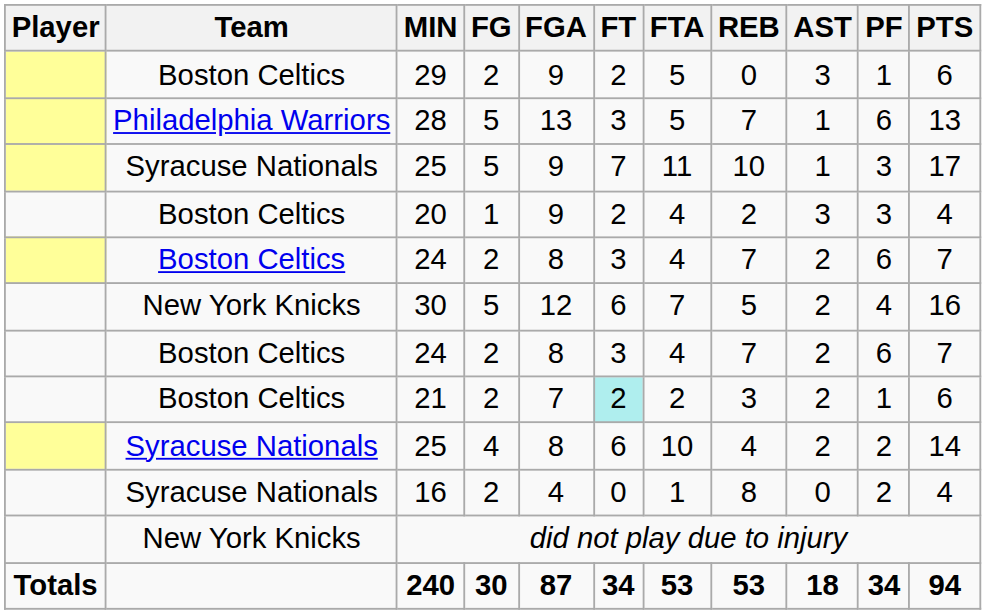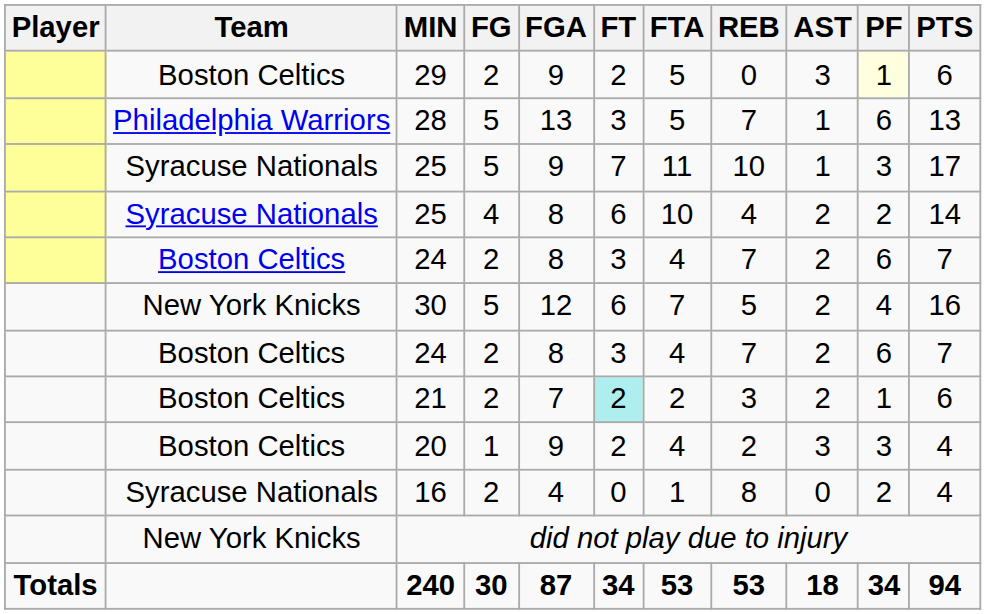(884, 74) no background -> (884, 74) lightyellow background
rows swapped: (431, 445) <-> (431, 213)
